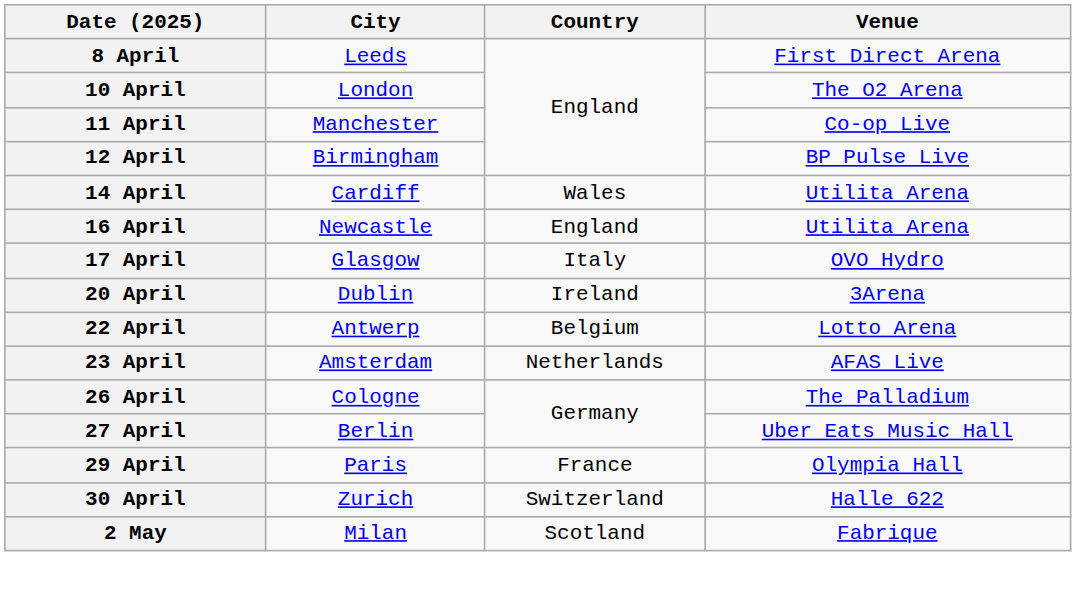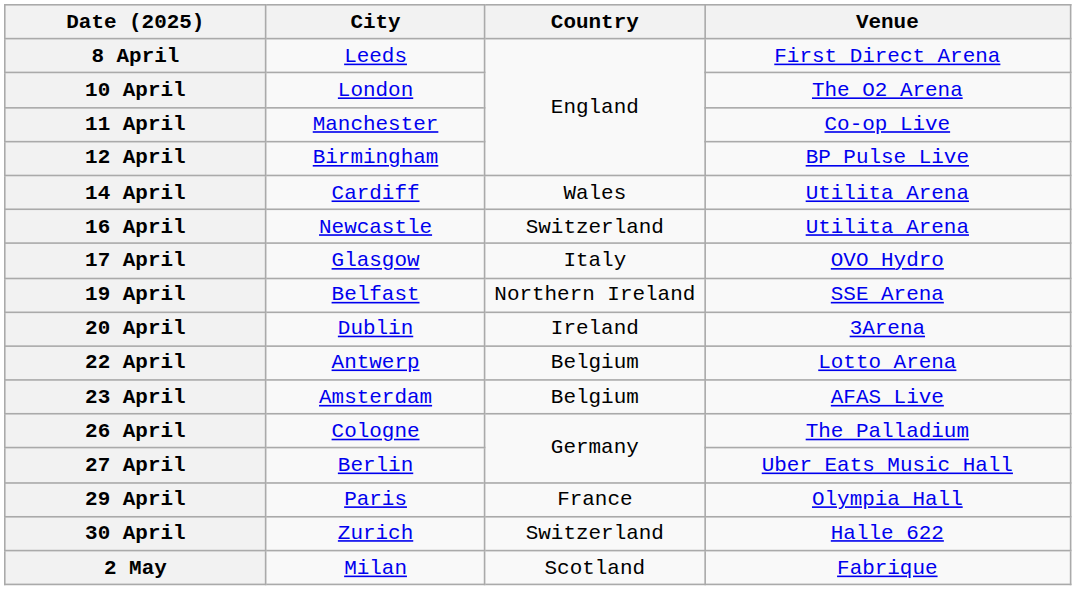(595, 227) England -> (595, 227) Switzerland
+ row: (135, 295)
(595, 363) Netherlands -> (595, 397) Belgium
